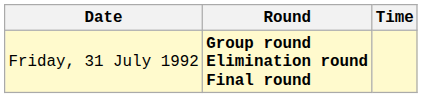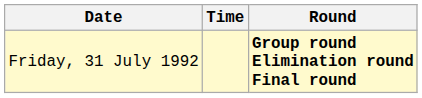columns swapped: (395, 18) <-> (287, 18)
